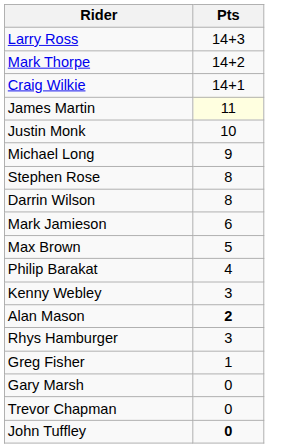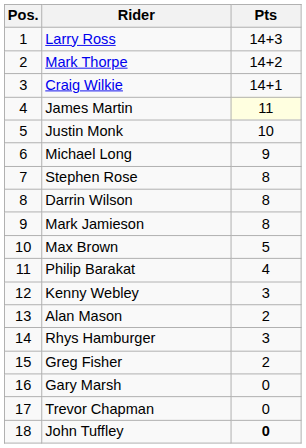+ column: (23, 16)
(228, 223) 6 -> (266, 223) 8
(228, 316) bold -> (266, 316) normal
(228, 362) 1 -> (266, 362) 2
